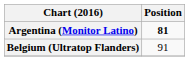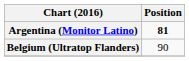(163, 47) 91 -> (163, 47) 90
